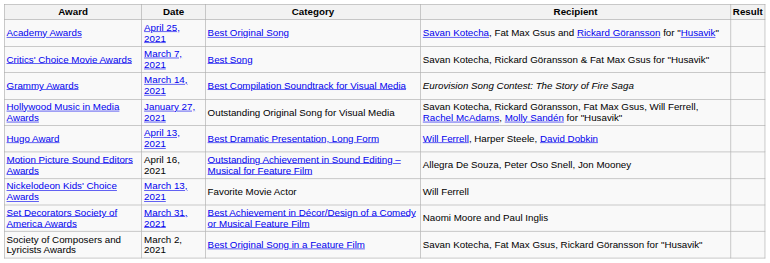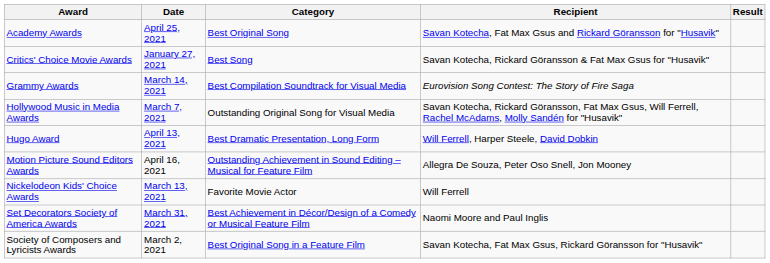(163, 59) March 7, 2021 -> (170, 59) January 27, 2021
(170, 112) January 27, 2021 -> (163, 112) March 7, 2021
